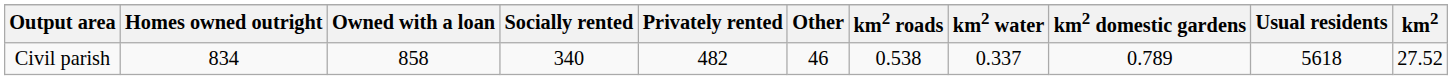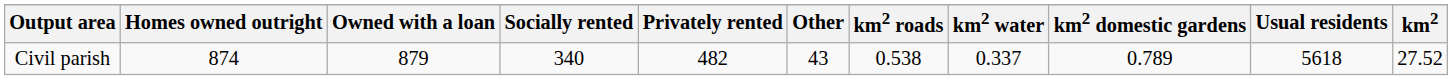(224, 58) 834 -> (224, 58) 874
(414, 58) 858 -> (414, 58) 879
(818, 58) 46 -> (818, 58) 43
